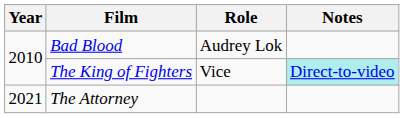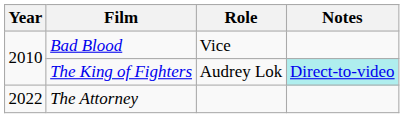(241, 44) Audrey Lok -> (215, 44) Vice
(215, 71) Vice -> (241, 71) Audrey Lok
(25, 98) 2021 -> (25, 98) 2022
